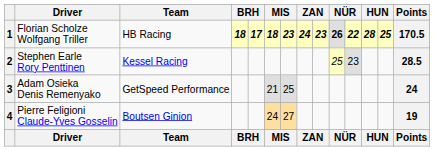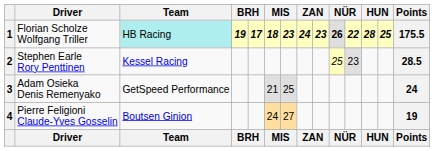(147, 34) no background -> (147, 34) paleturquoise background
(240, 34) 18 -> (240, 34) 19
(412, 34) 170.5 -> (412, 34) 175.5
